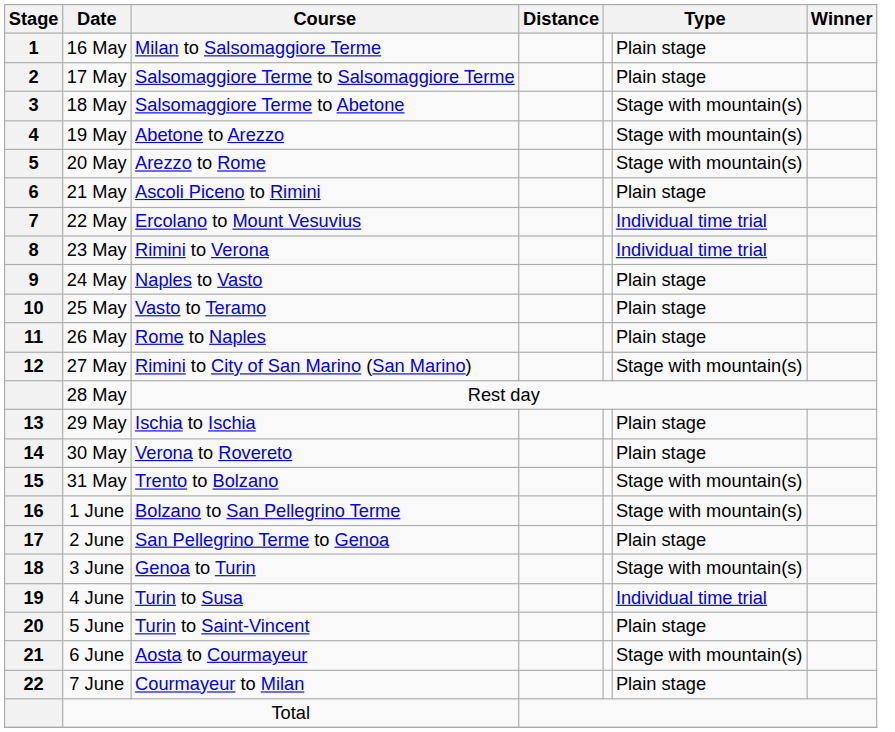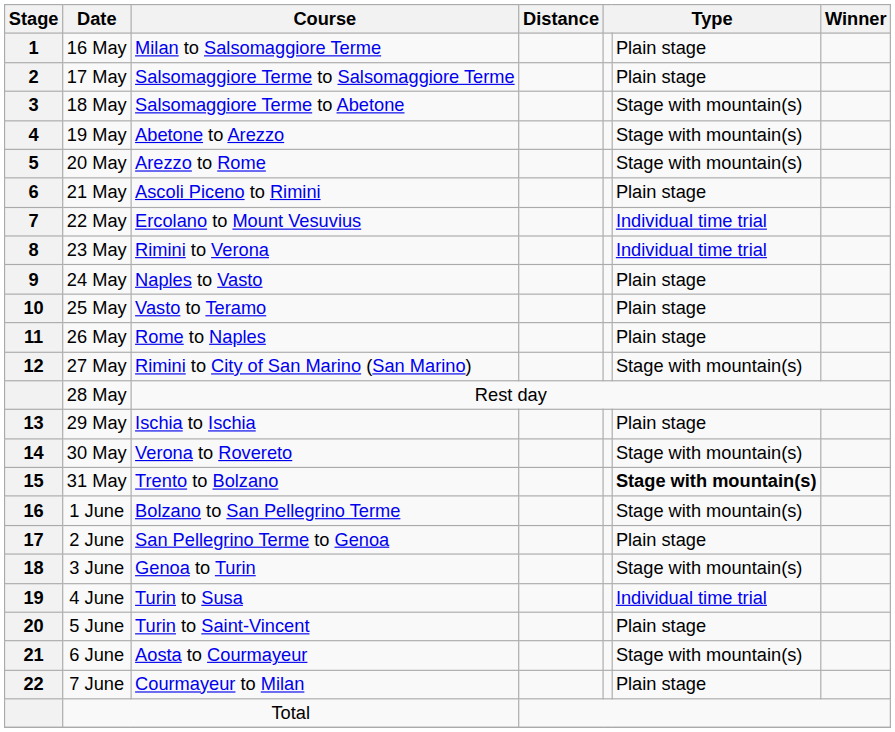(661, 452) Plain stage -> (709, 452) Stage with mountain(s)
(709, 481) normal -> (716, 481) bold
